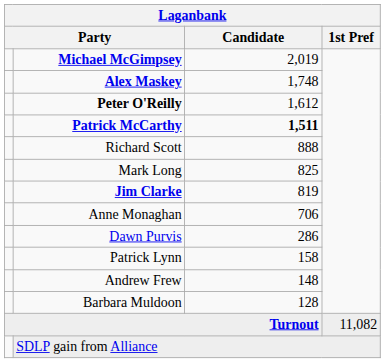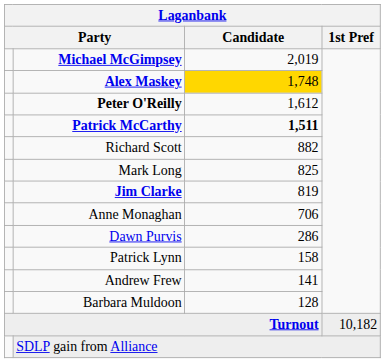(303, 81) no background -> (303, 81) gold background
(308, 147) 888 -> (308, 147) 882
(308, 280) 148 -> (308, 280) 141
(358, 324) 11,082 -> (358, 324) 10,182
